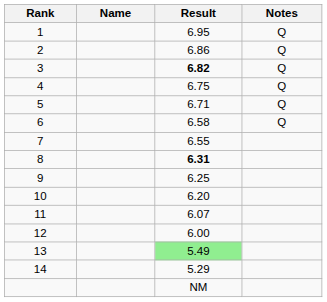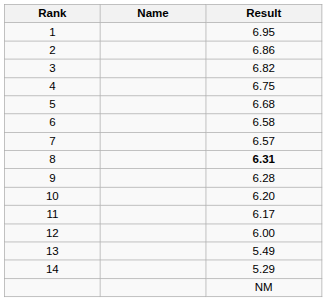- column: (282, 13)
(198, 68) bold -> (264, 68) normal
(198, 104) 6.71 -> (264, 104) 6.68
(198, 141) 6.55 -> (264, 141) 6.57
(198, 178) 6.25 -> (264, 178) 6.28
(198, 214) 6.07 -> (264, 214) 6.17
(198, 251) lightgreen background -> (264, 251) no background
